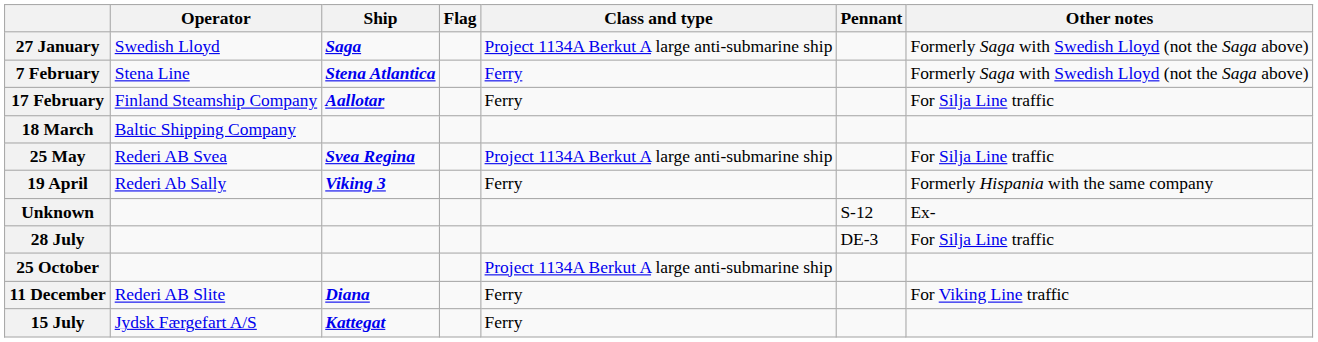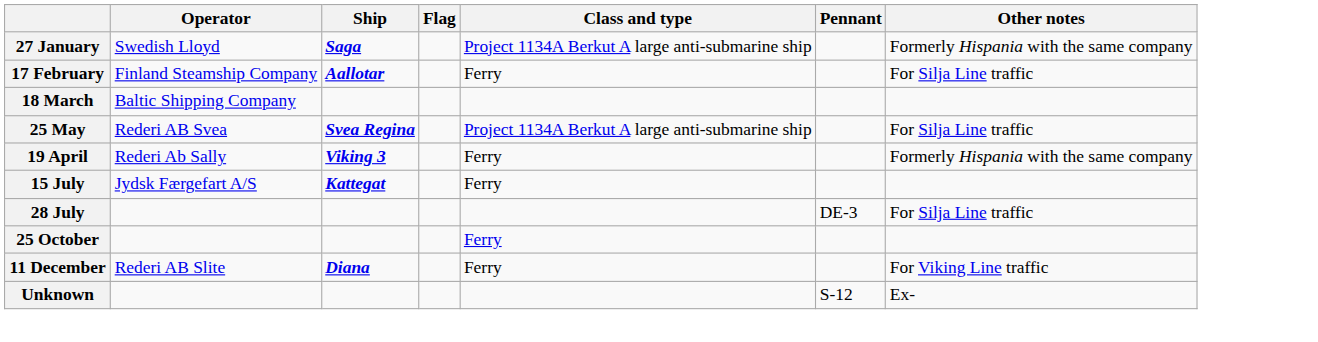(1110, 45) Formerly Saga with Swedish Lloyd (not the Saga above) -> (1041, 45) Formerly Hispania with the same company
- row: (58, 73)
rows swapped: (58, 322) <-> (58, 211)
(658, 267) Project 1134A Berkut A large anti-submarine ship -> (483, 239) Ferry
